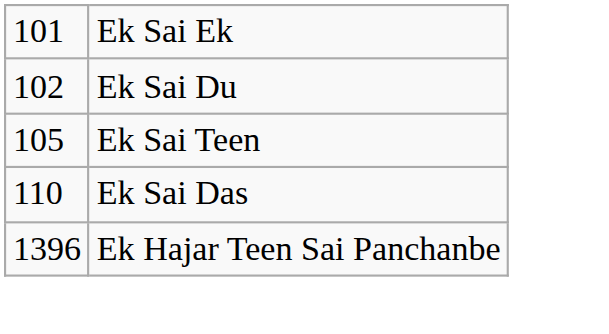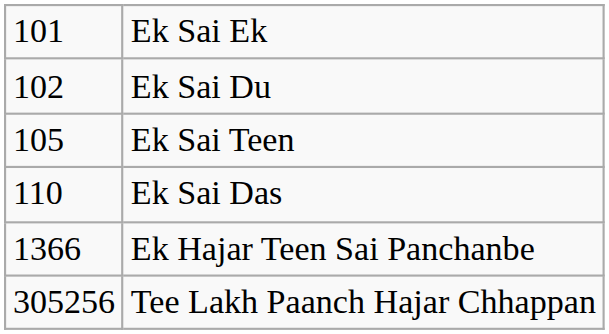(47, 247) 1396 -> (47, 247) 1366
+ row: (363, 301)
